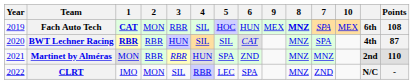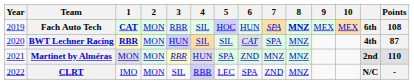columns swapped: (324, 12) <-> (274, 12)
(154, 42) RBR -> (154, 42) MON
(154, 57) RBR -> (154, 57) MON
